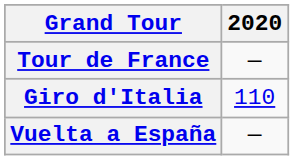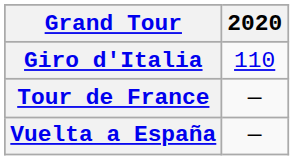rows swapped: (113, 98) <-> (113, 61)
